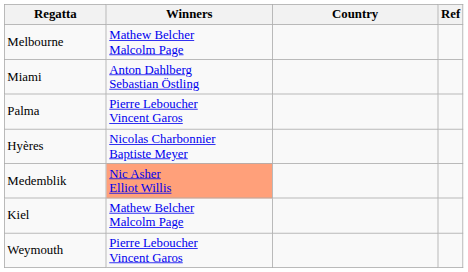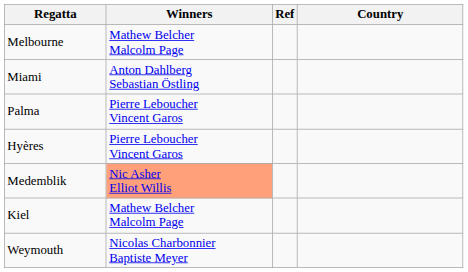columns swapped: (355, 14) <-> (451, 14)
(162, 146) Nicolas Charbonnier Baptiste Meyer -> (153, 146) Pierre Leboucher Vincent Garos
(153, 250) Pierre Leboucher Vincent Garos -> (162, 250) Nicolas Charbonnier Baptiste Meyer
